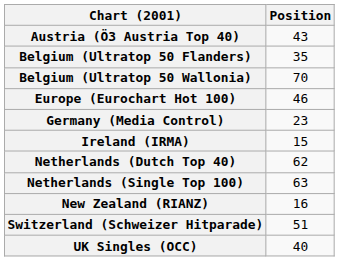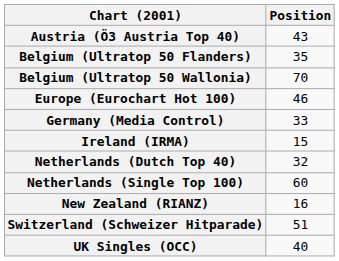(300, 120) 23 -> (300, 120) 33
(300, 162) 62 -> (300, 162) 32
(300, 183) 63 -> (300, 183) 60
